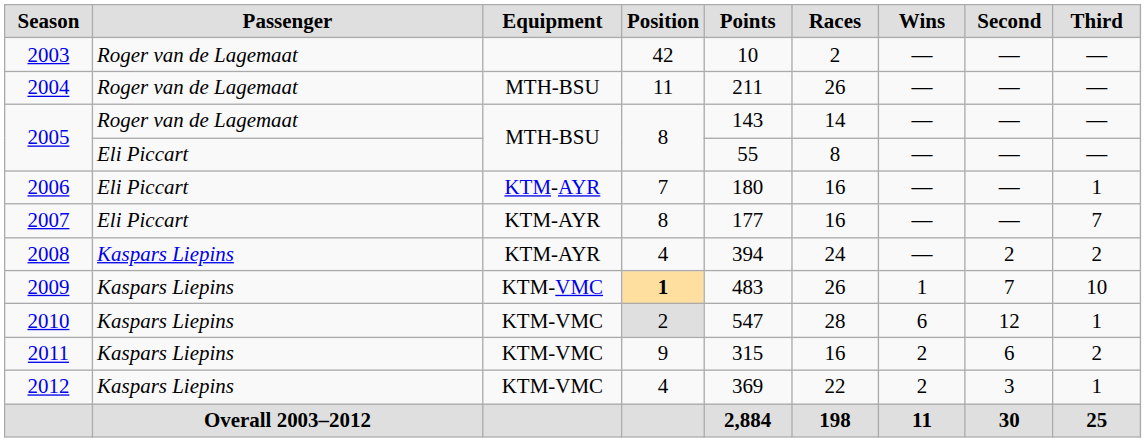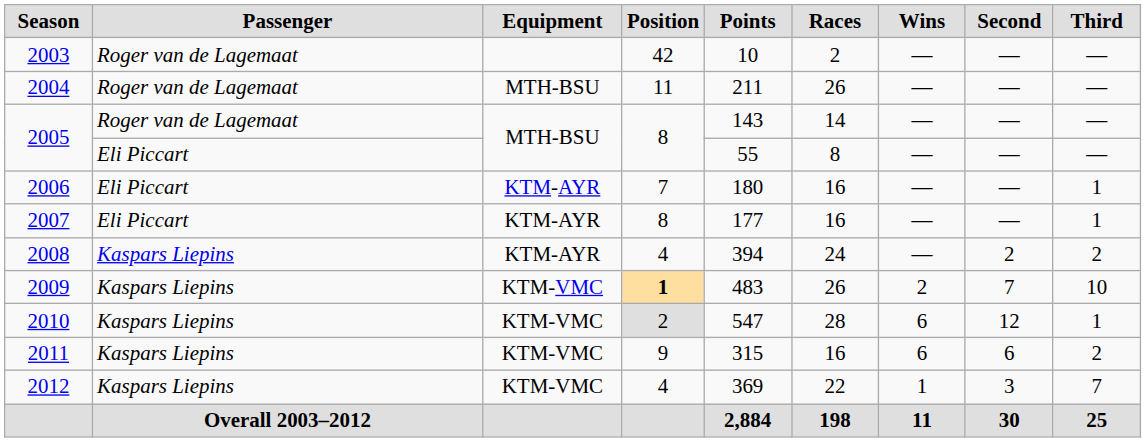(1097, 220) 7 -> (1097, 220) 1
(922, 287) 1 -> (922, 287) 2
(922, 353) 2 -> (922, 353) 6
(922, 386) 2 -> (922, 386) 1
(1097, 386) 1 -> (1097, 386) 7
